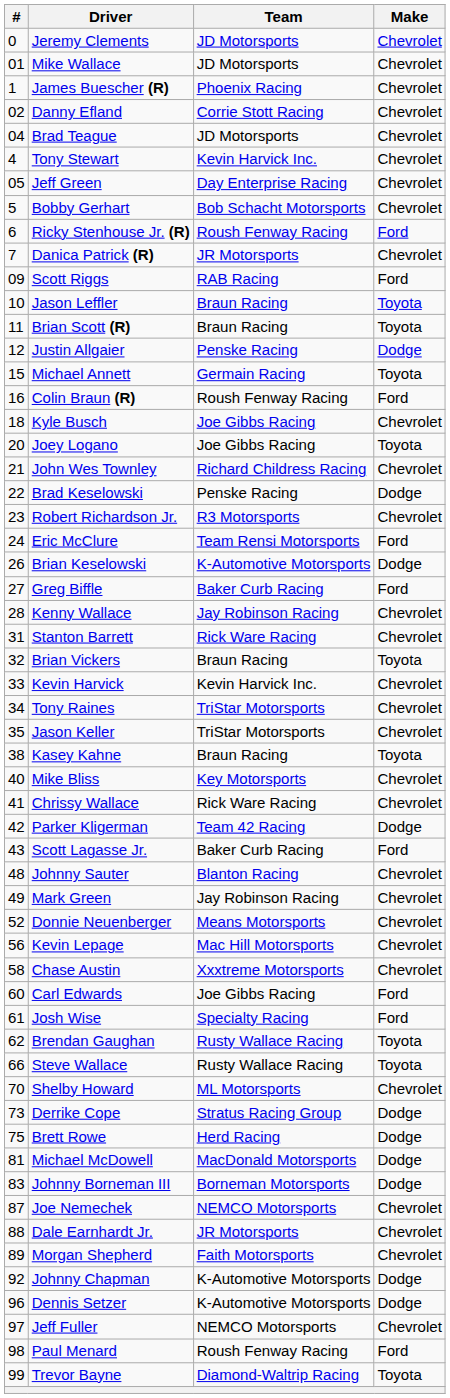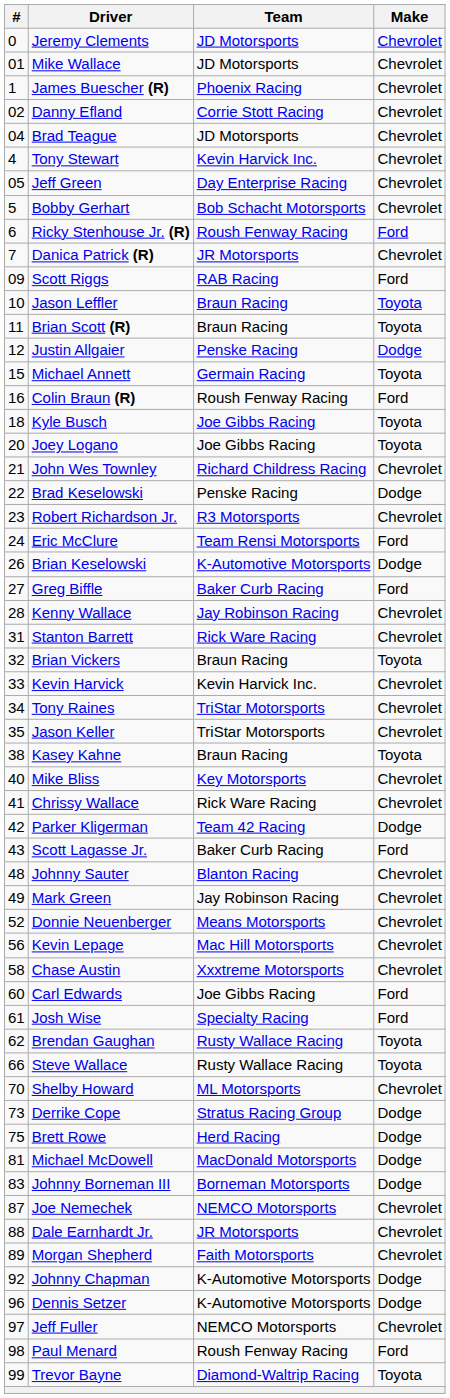(410, 422) Chevrolet -> (400, 422) Toyota
